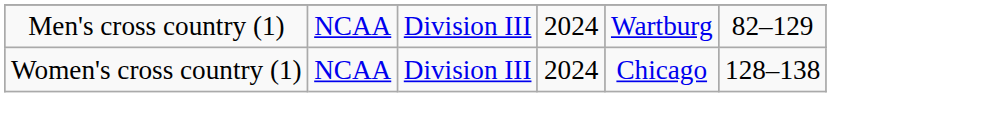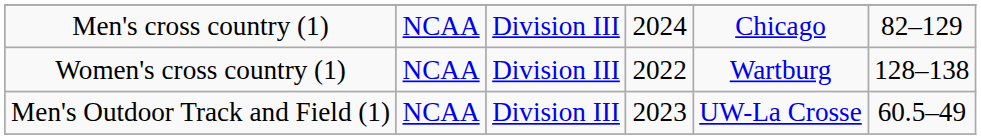(662, 26) Wartburg -> (781, 26) Chicago
(571, 69) 2024 -> (660, 69) 2022
(662, 69) Chicago -> (781, 69) Wartburg
+ row: (201, 112)
